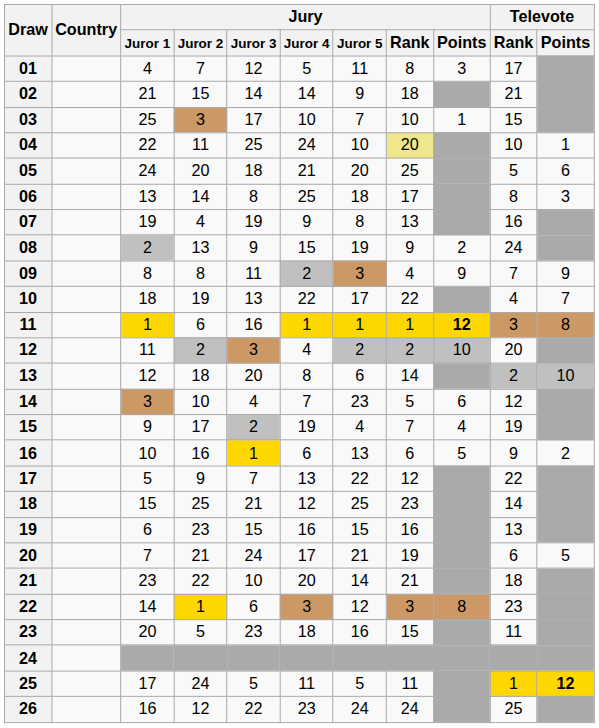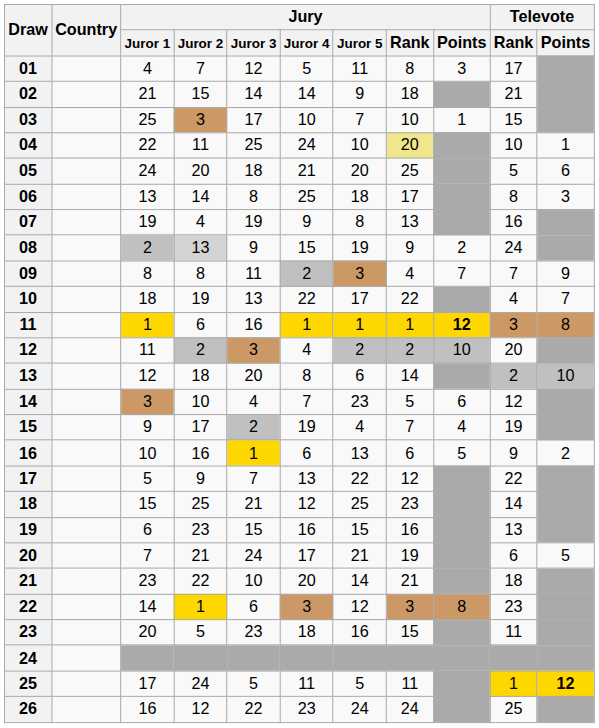(200, 247) no background -> (200, 247) lightgrey background
(462, 273) 9 -> (462, 273) 7
